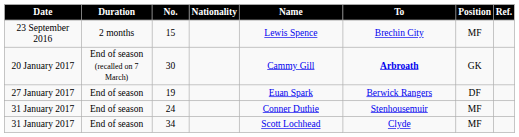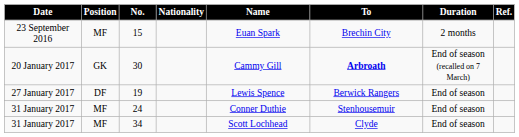columns swapped: (475, 12) <-> (117, 12)
(291, 34) Lewis Spence -> (258, 34) Euan Spark
(291, 93) Euan Spark -> (258, 93) Lewis Spence
